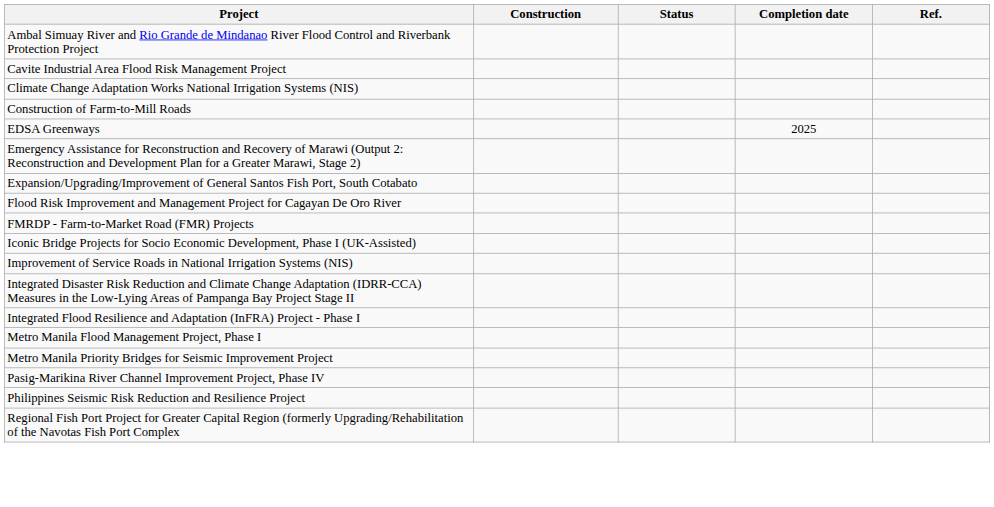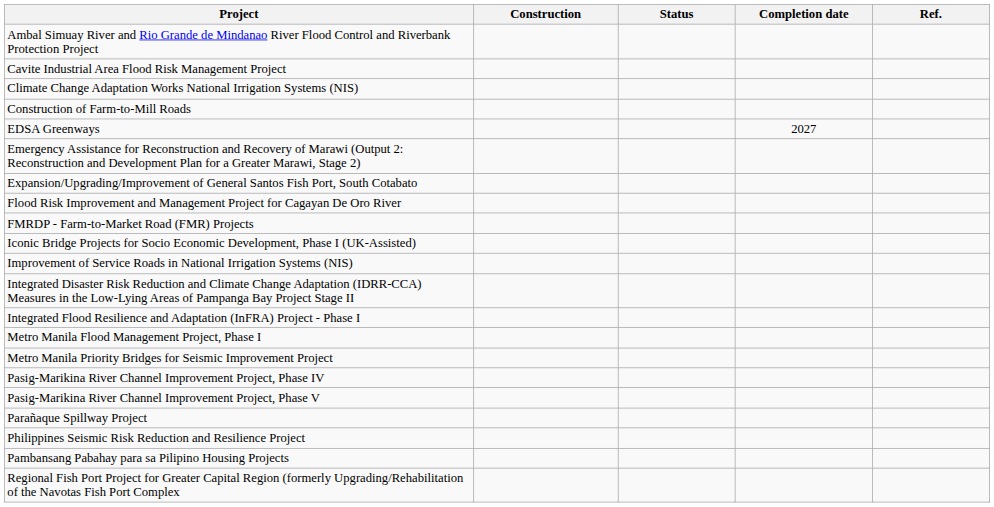(804, 128) 2025 -> (804, 128) 2027
+ row: (164, 397)
+ row: (77, 418)
+ row: (148, 458)
